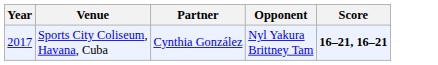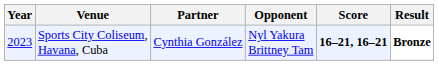+ column: (412, 15)
(20, 42) 2017 -> (20, 42) 2023
